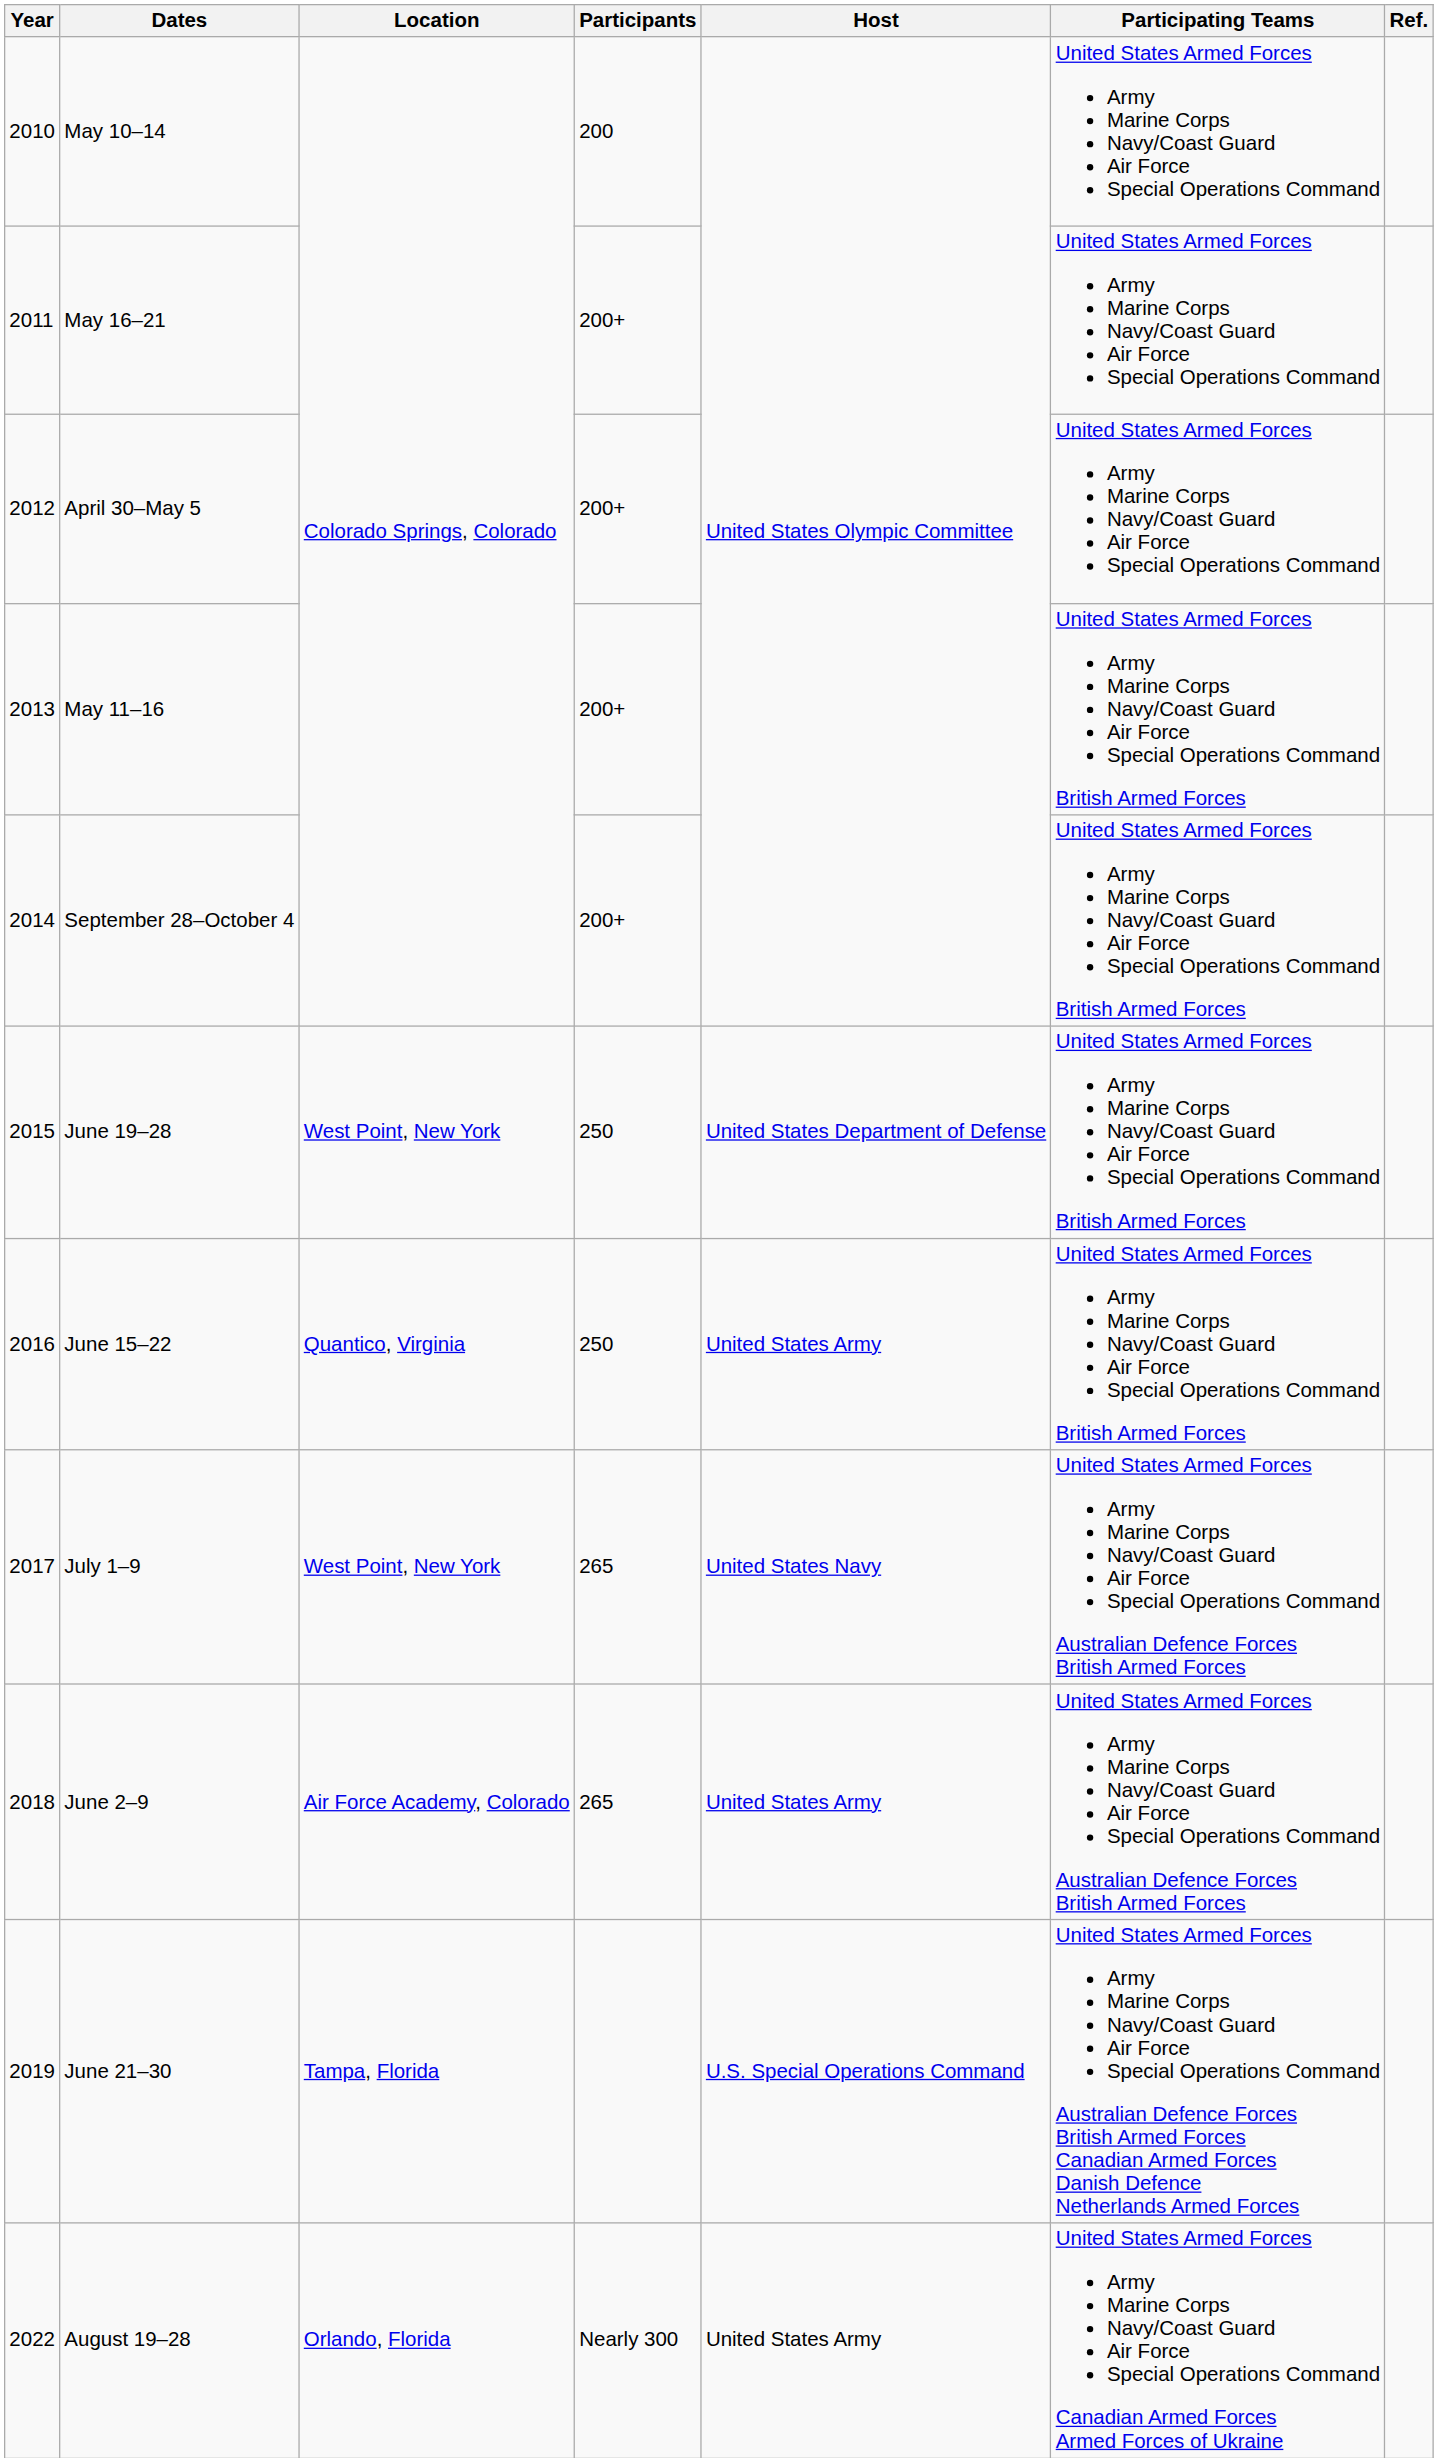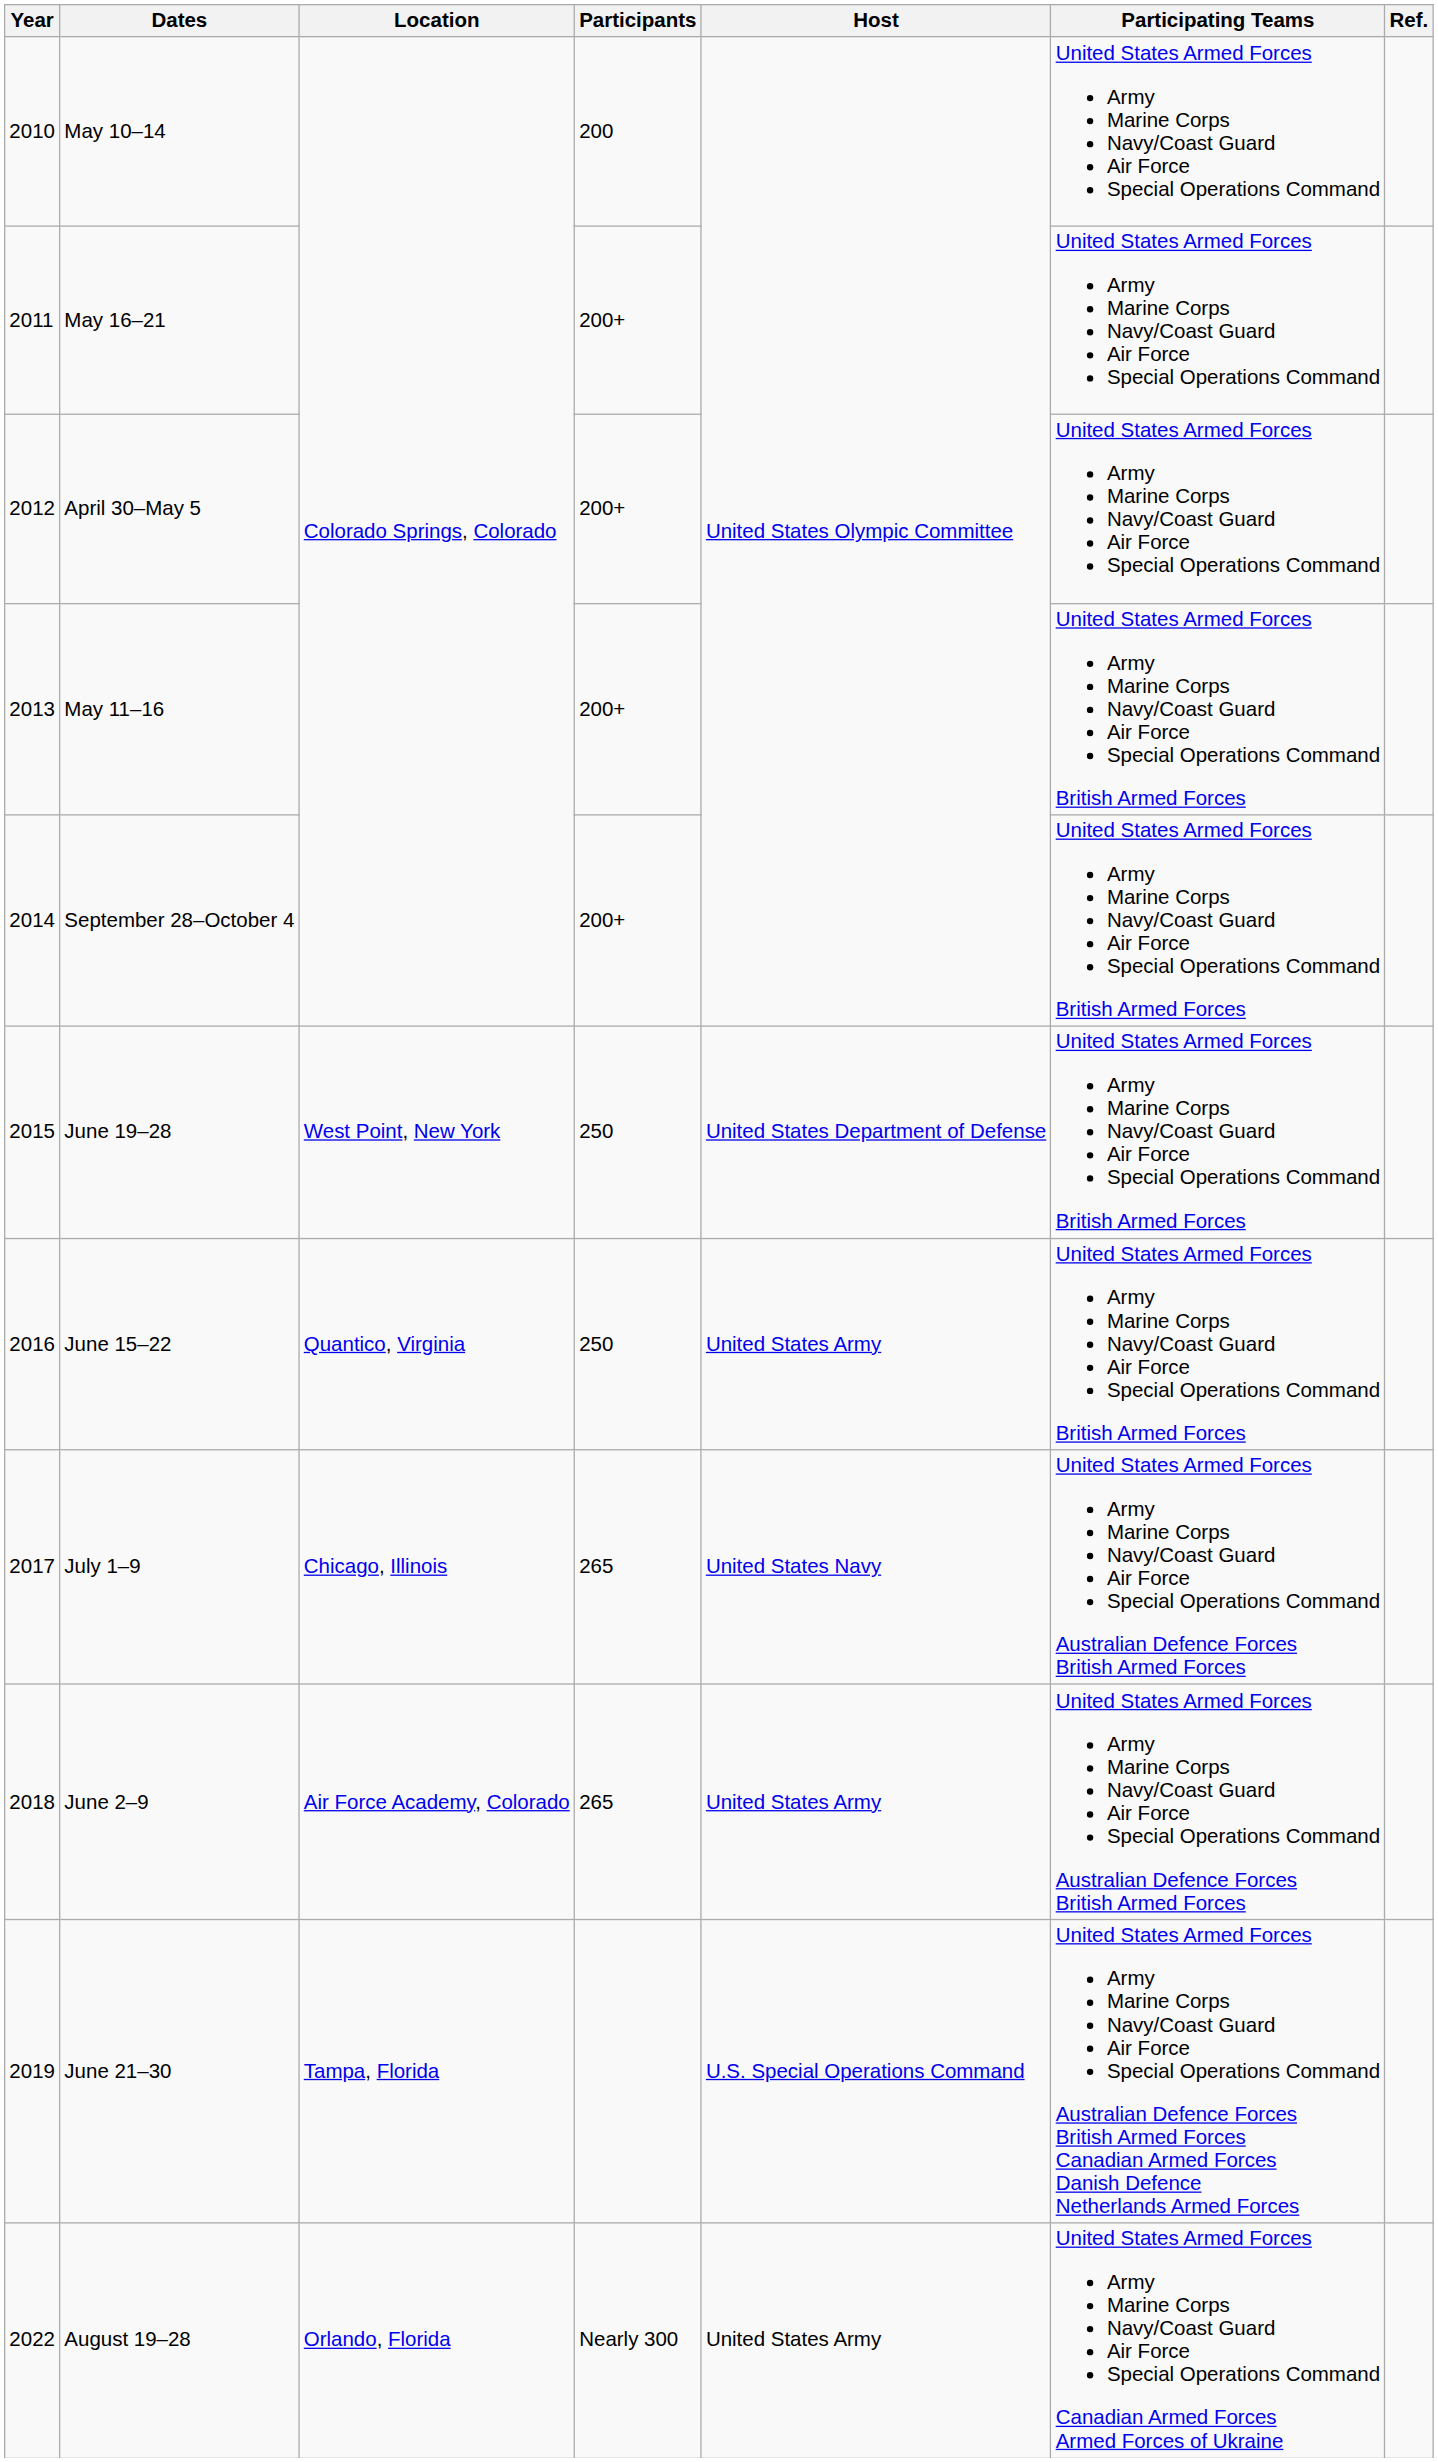(402, 1566) West Point, New York -> (376, 1566) Chicago, Illinois
